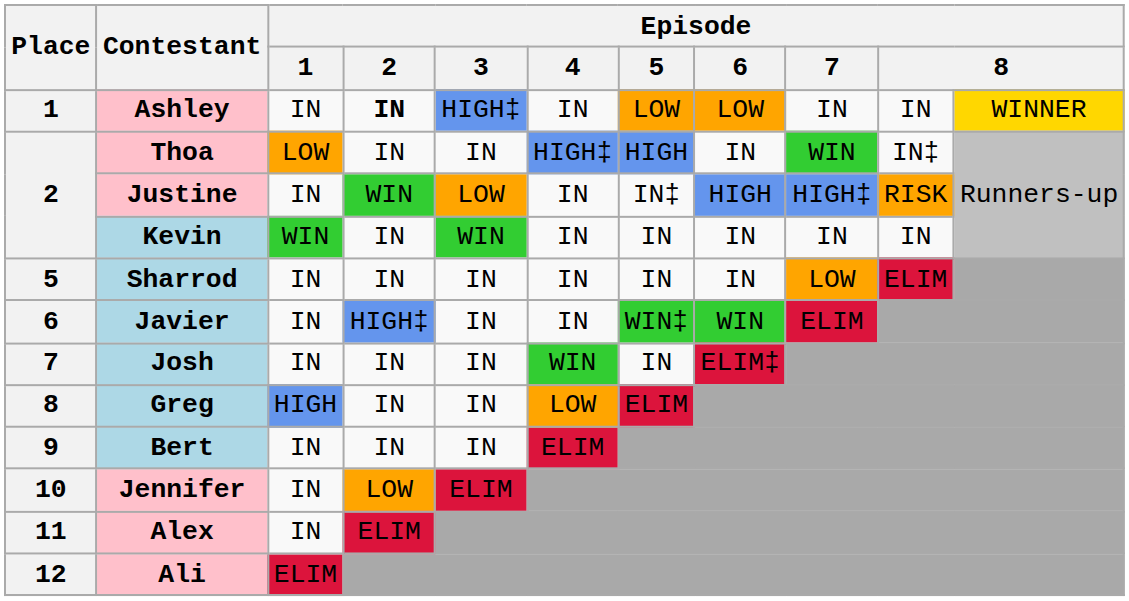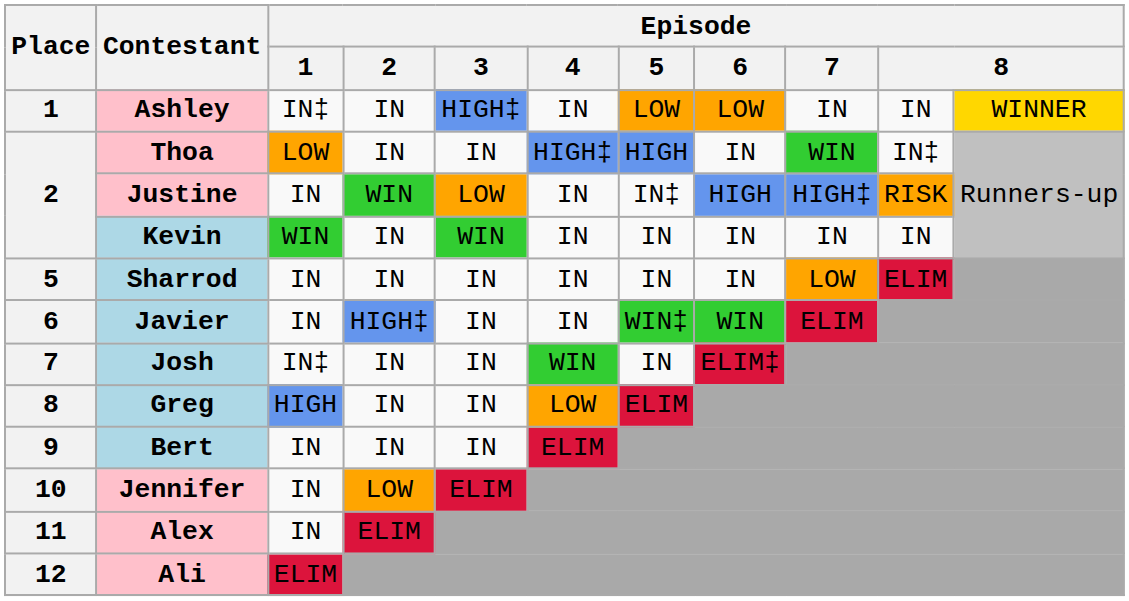(305, 111) IN -> (305, 111) IN‡
(389, 111) bold -> (389, 111) normal
(305, 364) IN -> (305, 364) IN‡
